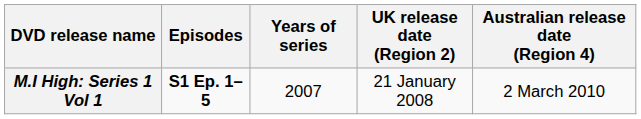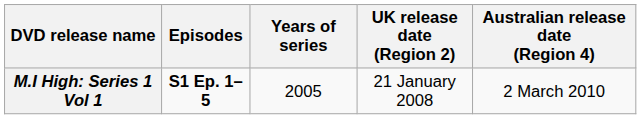(303, 90) 2007 -> (303, 90) 2005
